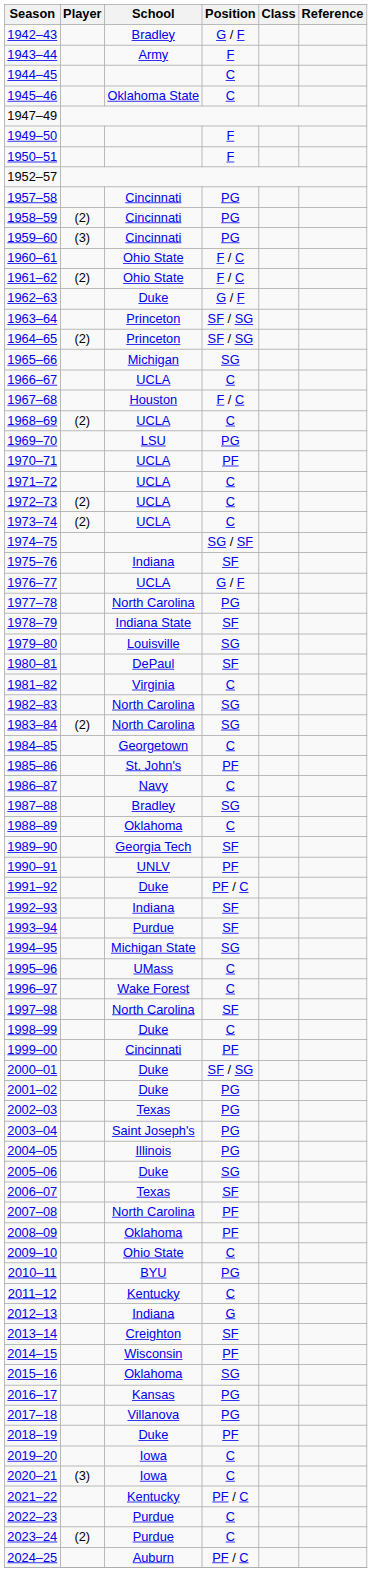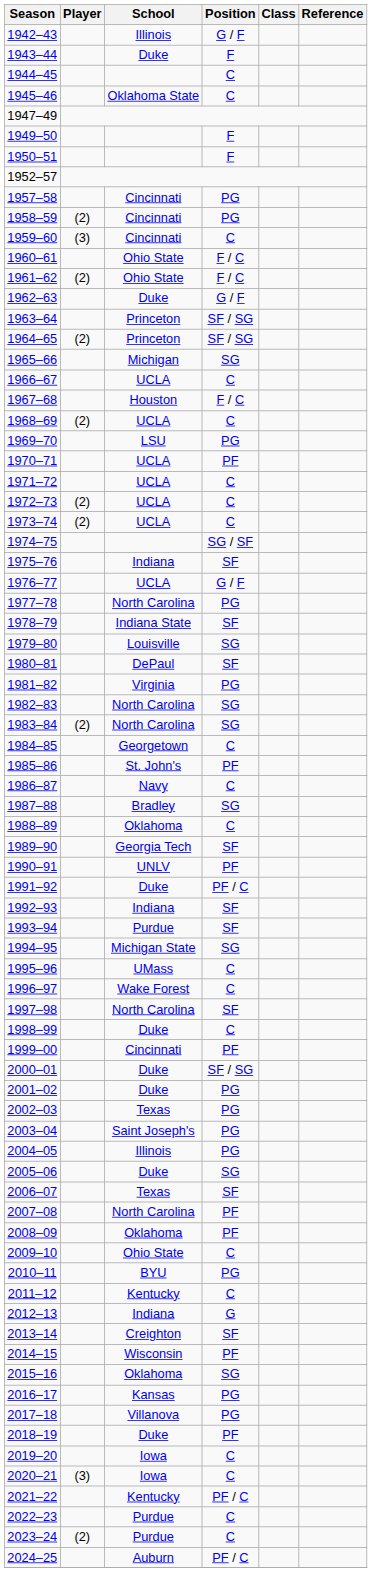(153, 34) Bradley -> (153, 34) Illinois
(153, 55) Army -> (153, 55) Duke
(230, 237) PG -> (230, 237) C
(230, 684) C -> (230, 684) PG
